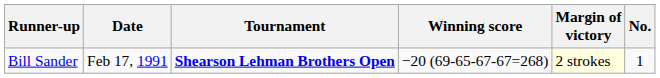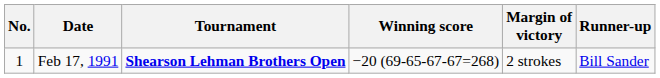columns swapped: (640, 26) <-> (44, 26)
(583, 60) lightyellow background -> (534, 60) no background
